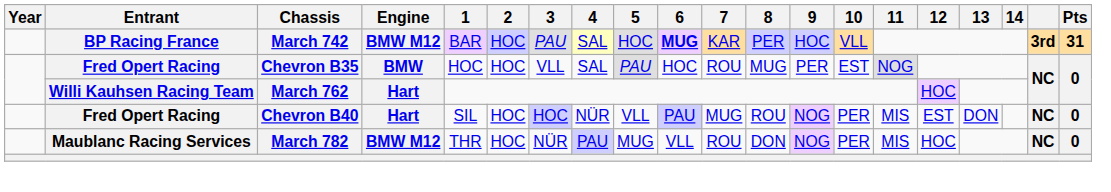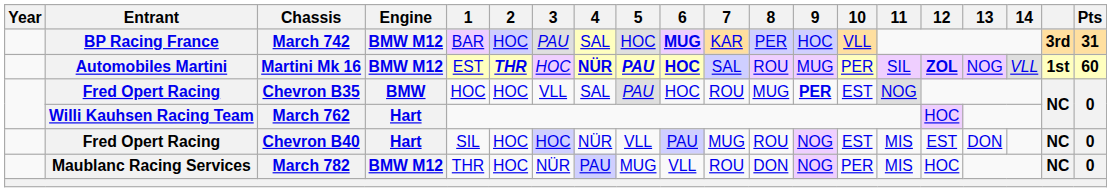+ row: (311, 66)
(812, 66) normal -> (815, 91) bold
(854, 116) PER -> (857, 141) EST
